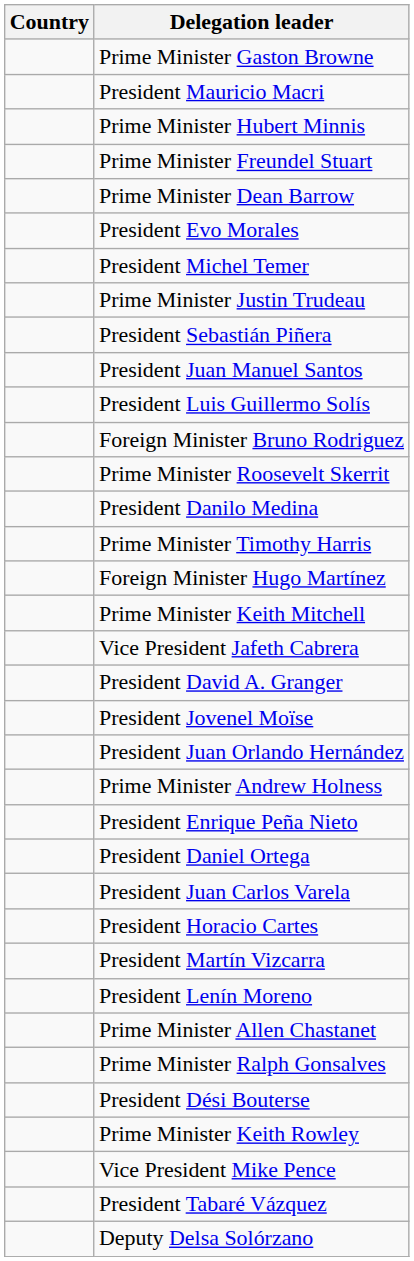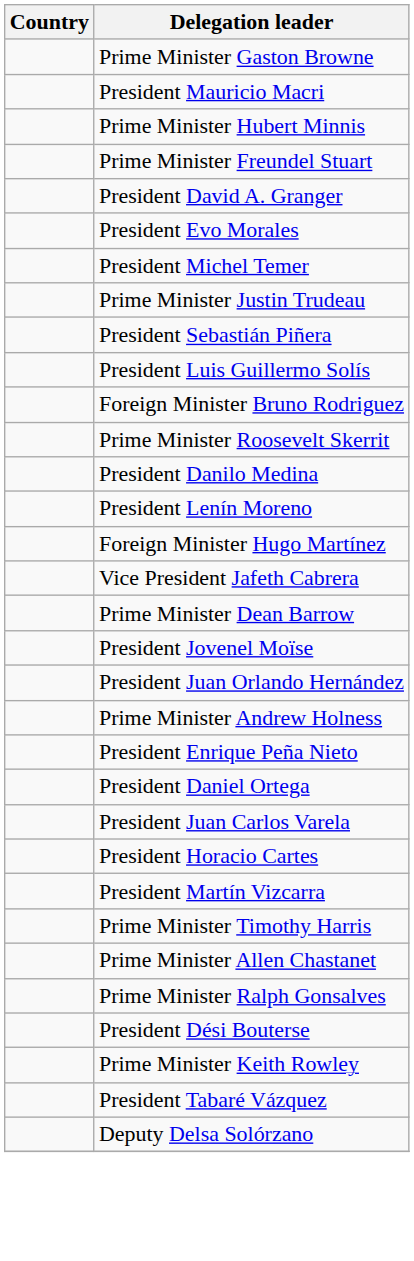rows swapped: (227, 195) <-> (221, 682)
- row: (231, 369)
rows swapped: (206, 995) <-> (235, 543)
- row: (232, 612)
- row: (217, 1169)
